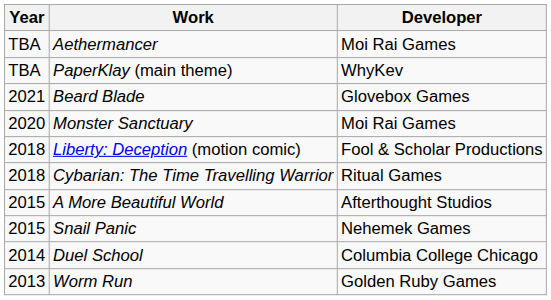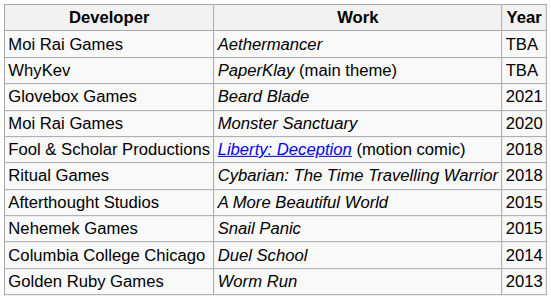columns swapped: (27, 17) <-> (442, 17)
